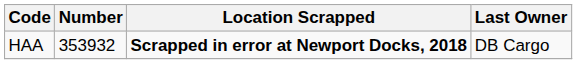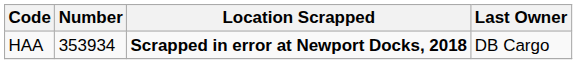(87, 44) 353932 -> (87, 44) 353934
